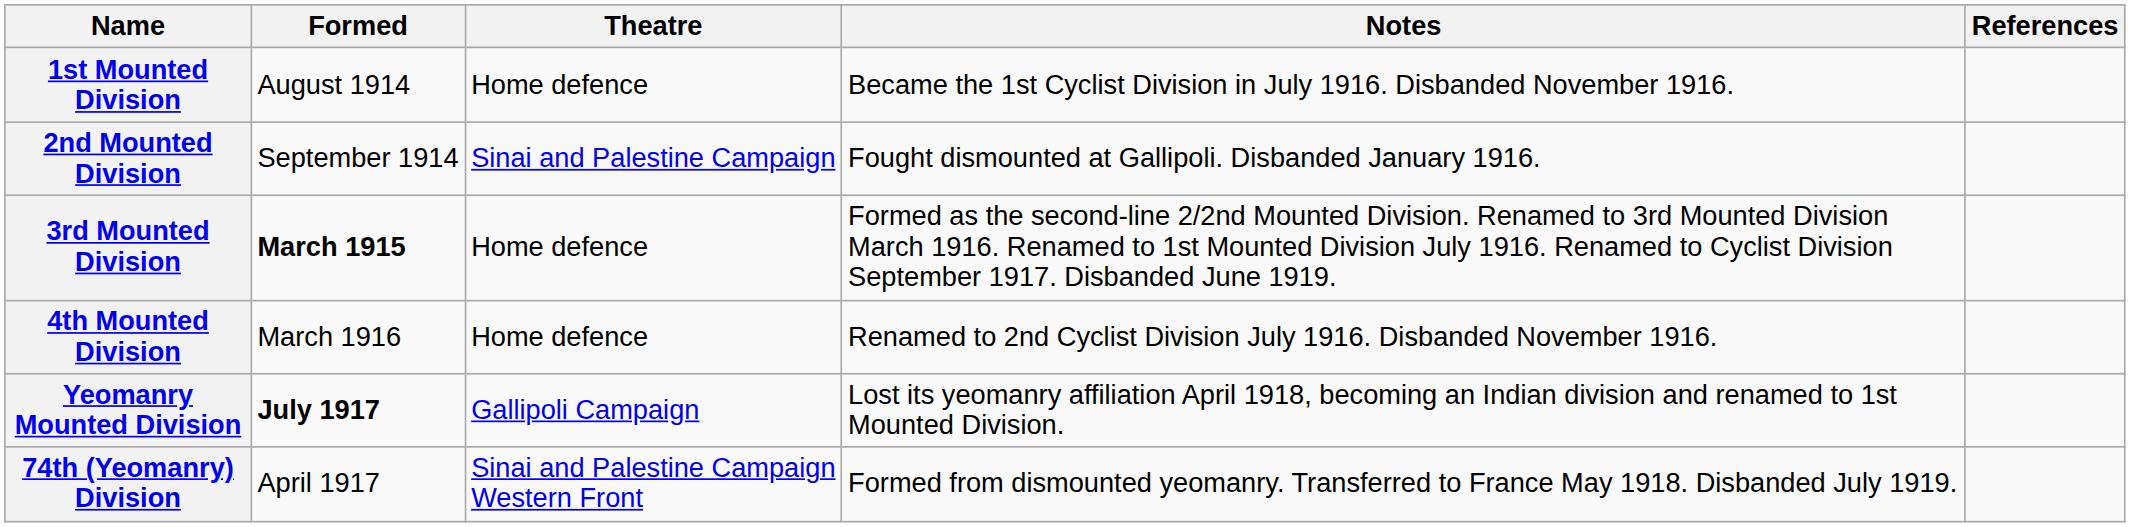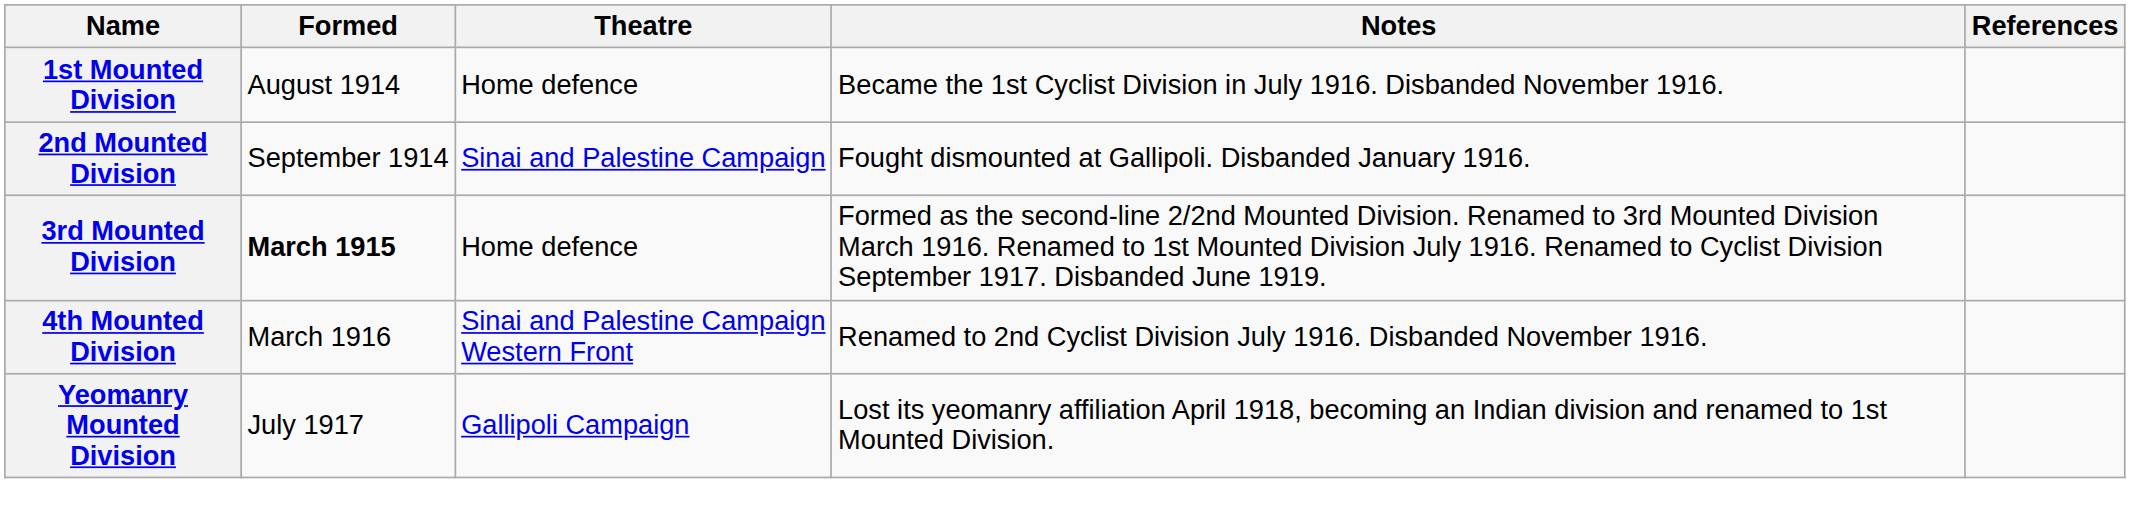(560, 336) Home defence -> (643, 336) Sinai and Palestine Campaign Western Front
(319, 410) bold -> (306, 425) normal
- row: (128, 483)
